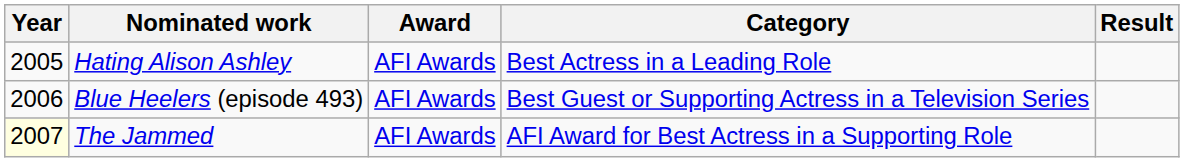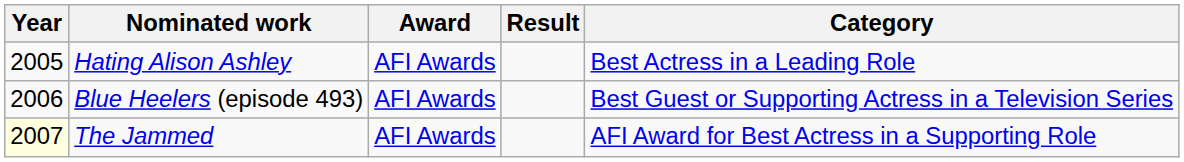columns swapped: (798, 23) <-> (1137, 23)
